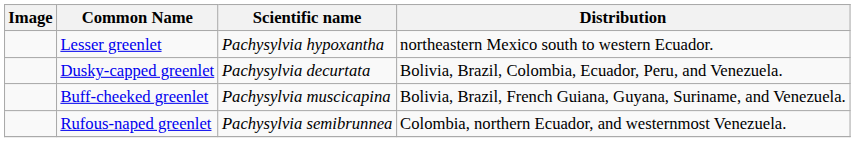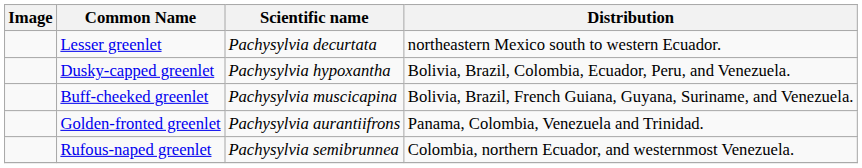(303, 44) Pachysylvia hypoxantha -> (303, 44) Pachysylvia decurtata
(296, 70) Pachysylvia decurtata -> (309, 70) Pachysylvia hypoxantha
+ row: (141, 123)
